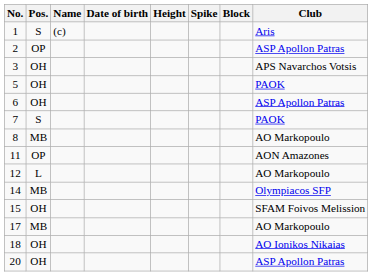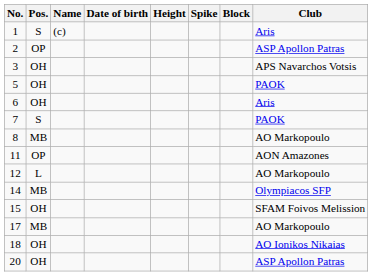(300, 102) ASP Apollon Patras -> (265, 102) Aris
